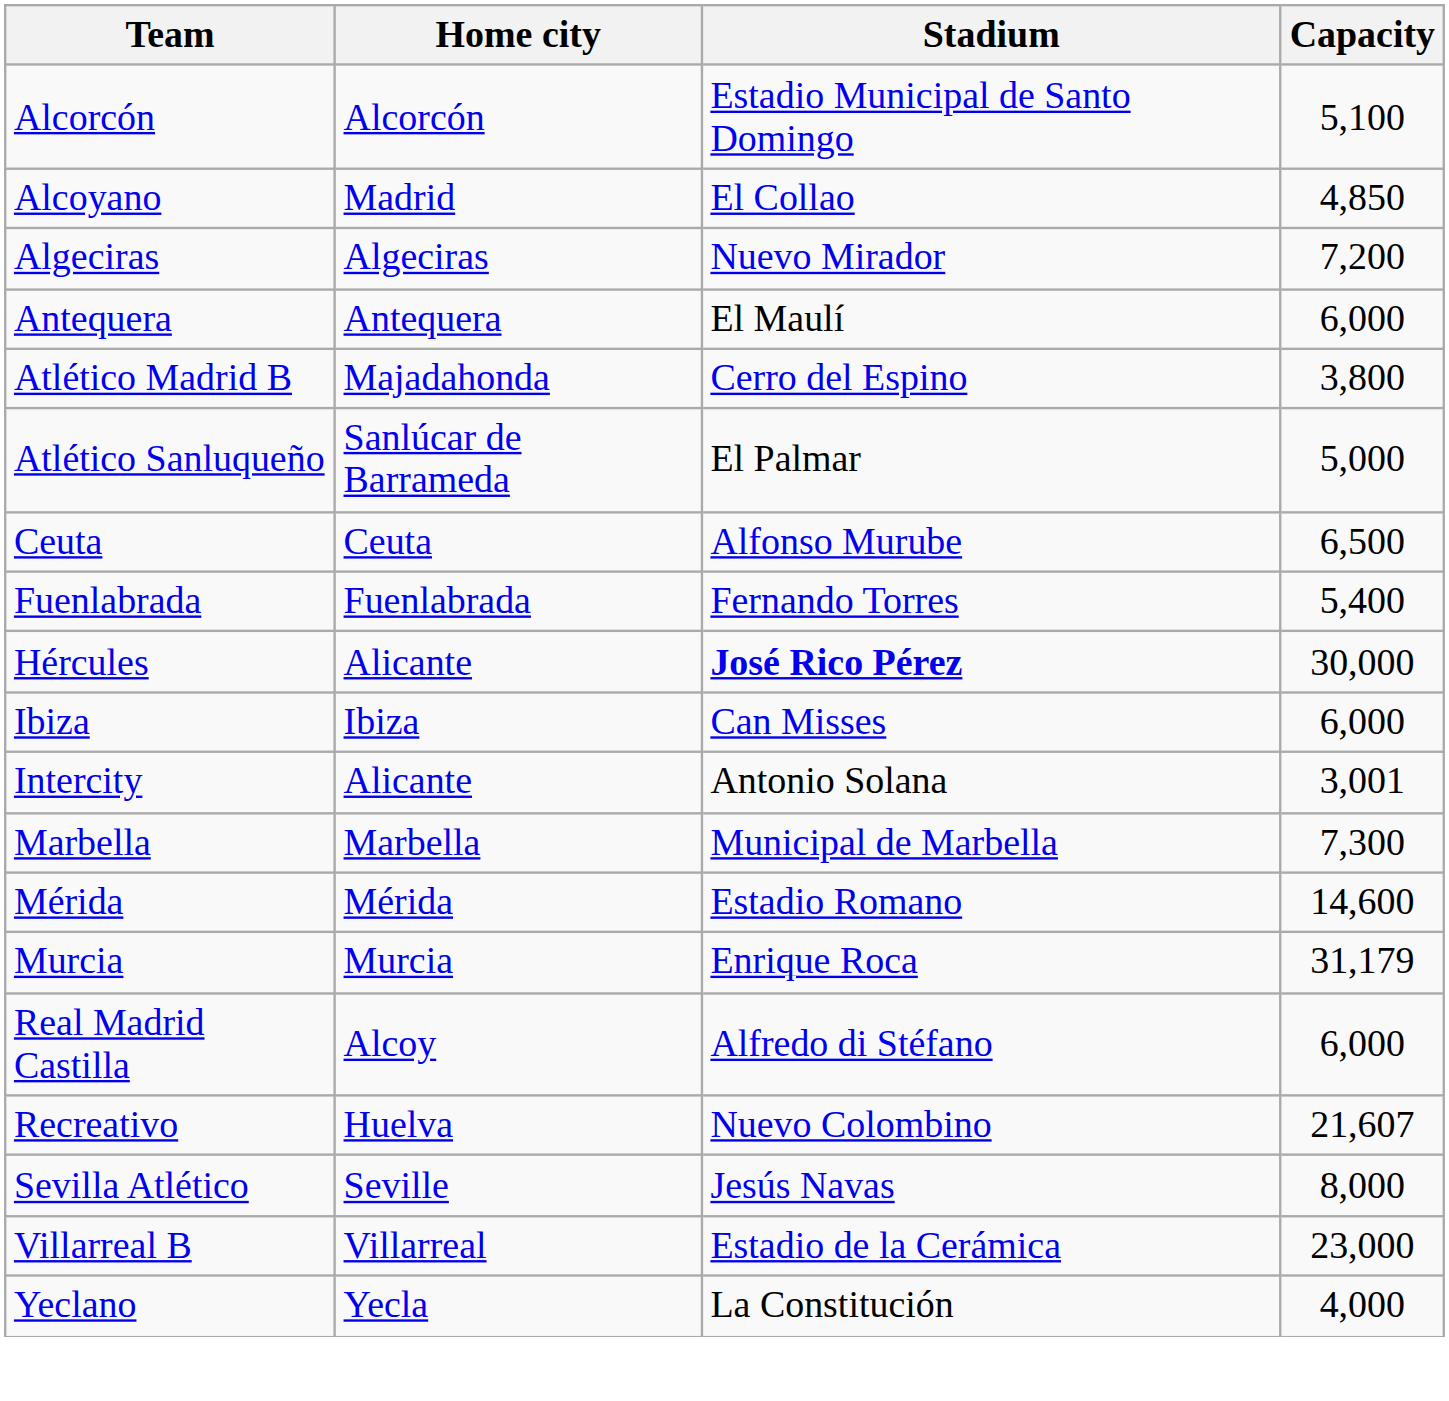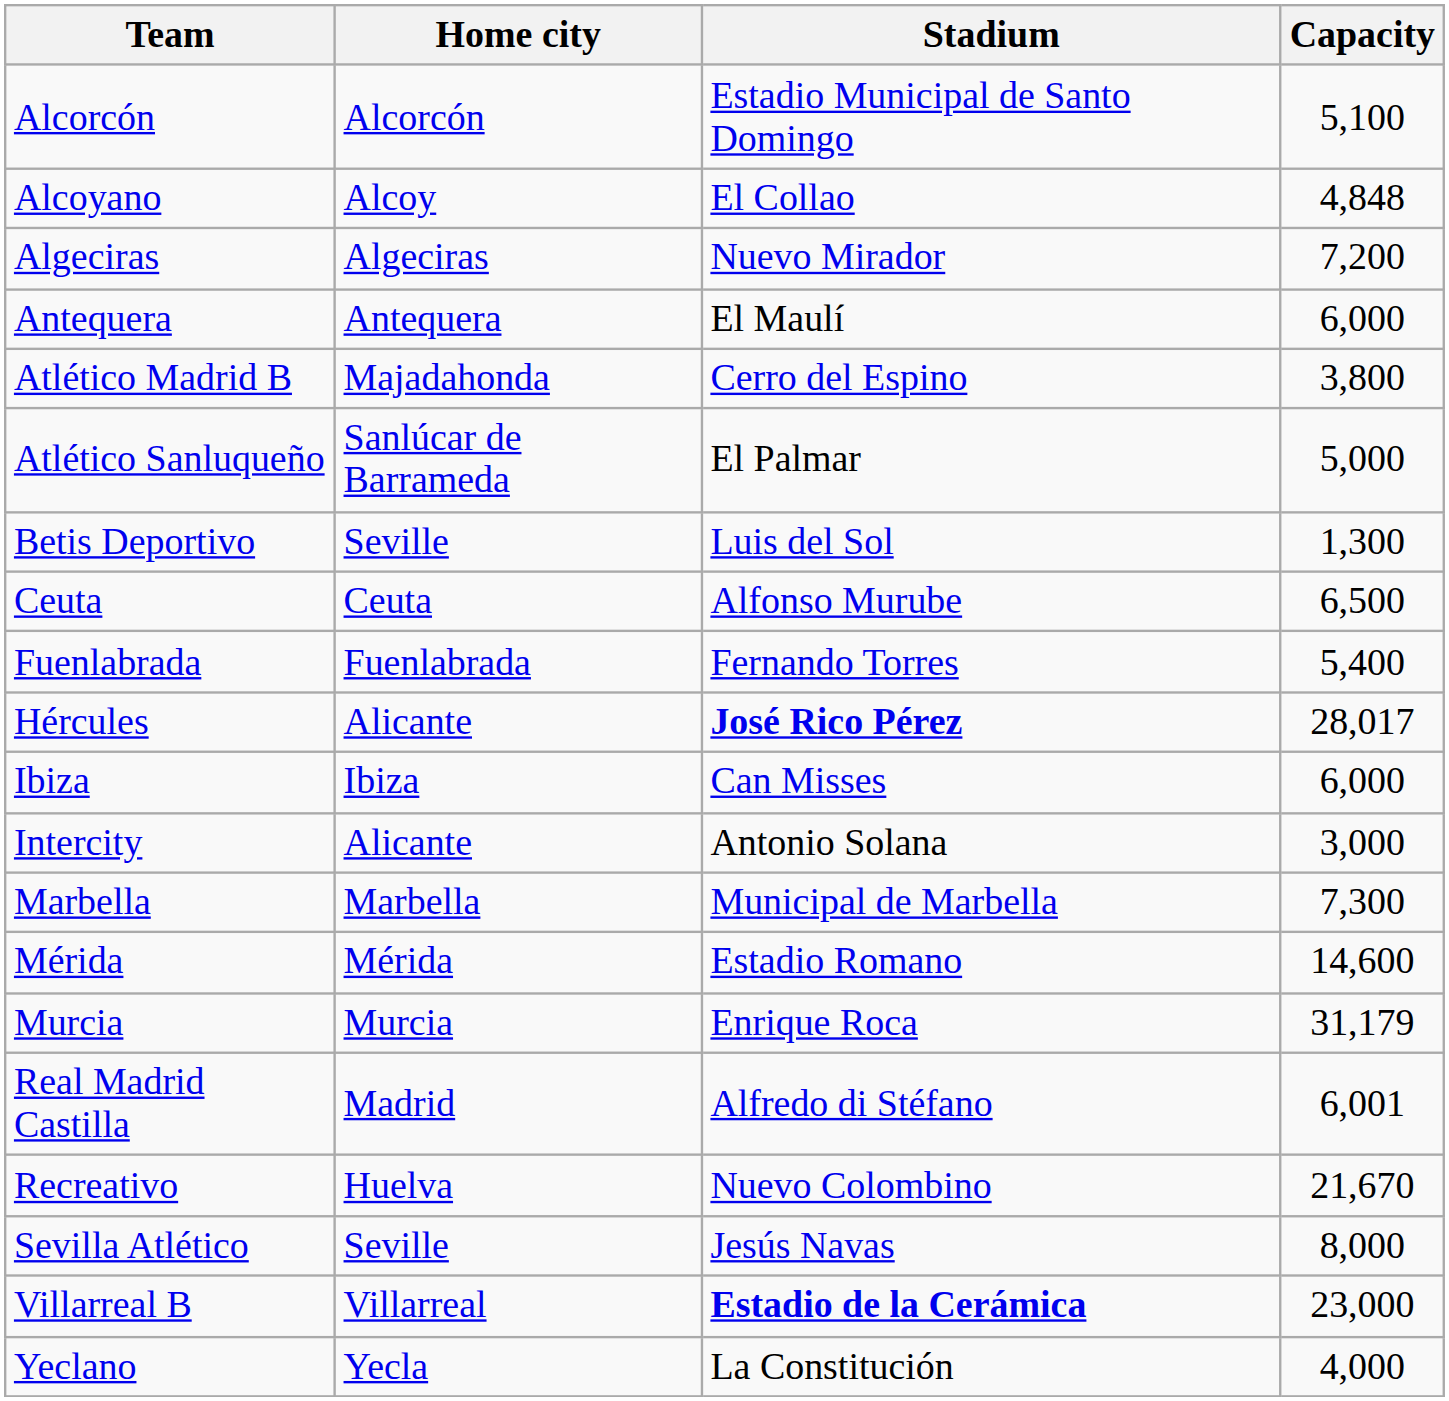(399, 197) Madrid -> (390, 197) Alcoy
(1362, 197) 4,850 -> (1362, 197) 4,848
+ row: (135, 540)
(1362, 661) 30,000 -> (1362, 721) 28,017
(1362, 781) 3,001 -> (1362, 841) 3,000
(390, 1043) Alcoy -> (399, 1103) Madrid
(1362, 1043) 6,000 -> (1362, 1103) 6,001
(1362, 1124) 21,607 -> (1362, 1184) 21,670
(886, 1245) normal -> (898, 1305) bold
